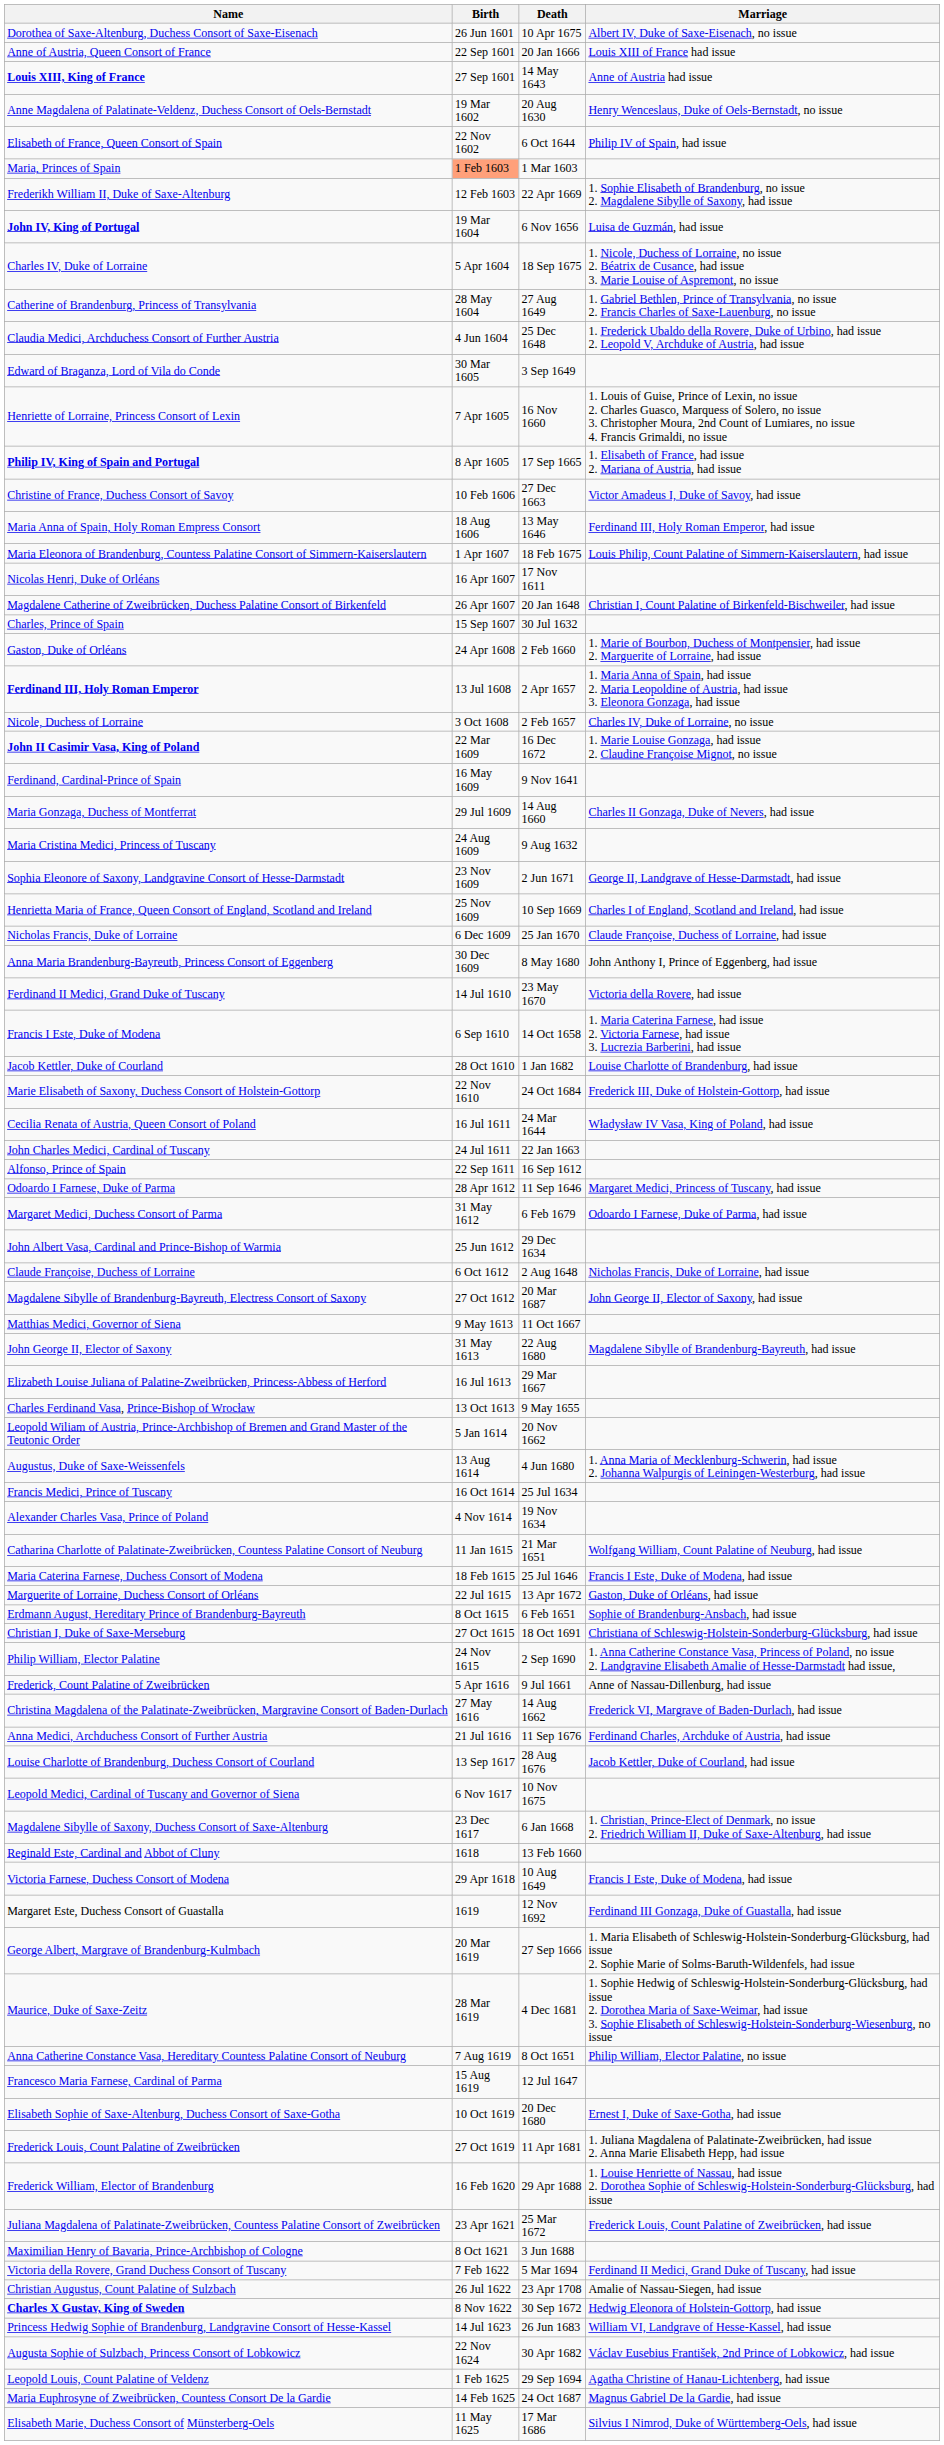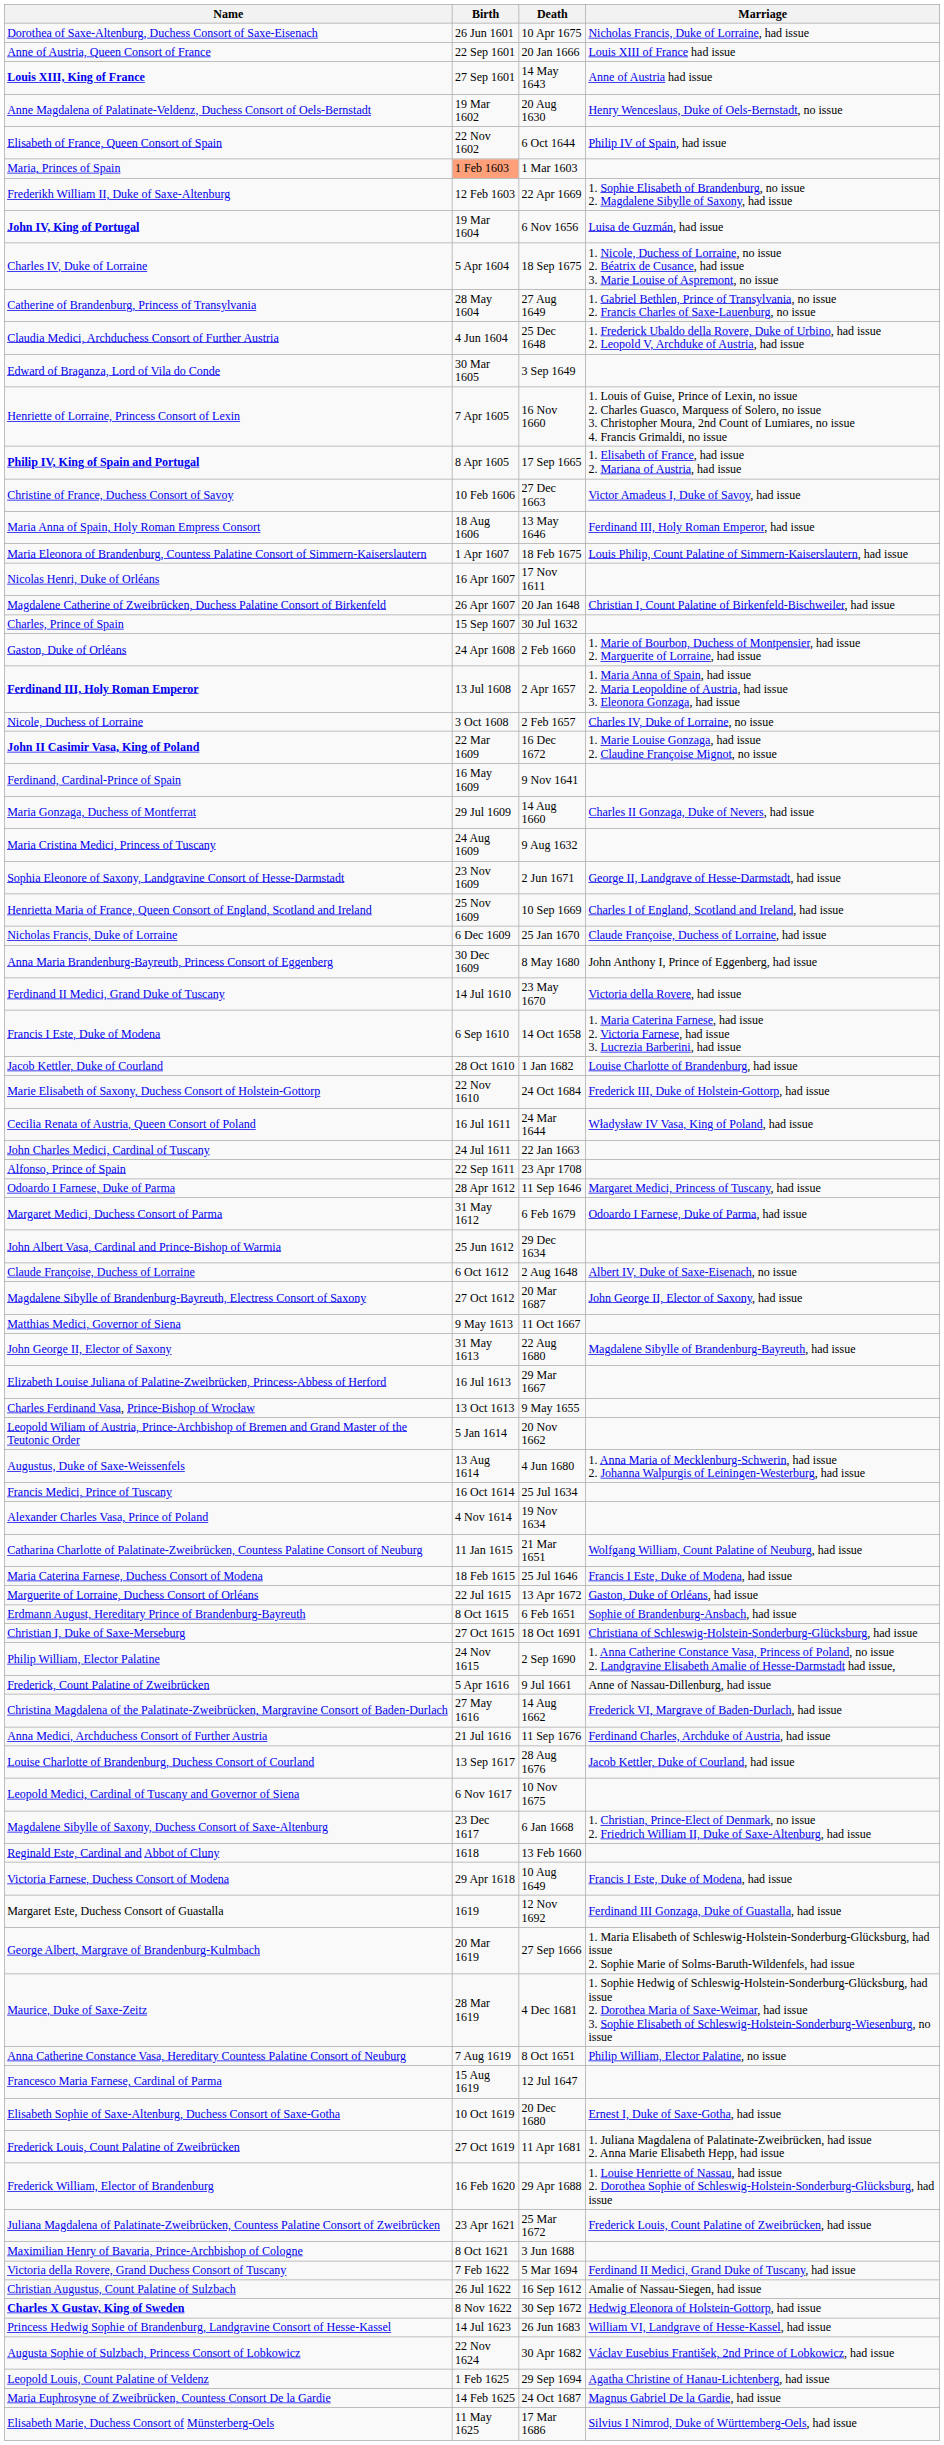(693, 33) Albert IV, Duke of Saxe-Eisenach, no issue -> (699, 33) Nicholas Francis, Duke of Lorraine, had issue
(552, 1169) 16 Sep 1612 -> (552, 1169) 23 Apr 1708
(699, 1272) Nicholas Francis, Duke of Lorraine, had issue -> (693, 1272) Albert IV, Duke of Saxe-Eisenach, no issue
(552, 2289) 23 Apr 1708 -> (552, 2289) 16 Sep 1612
